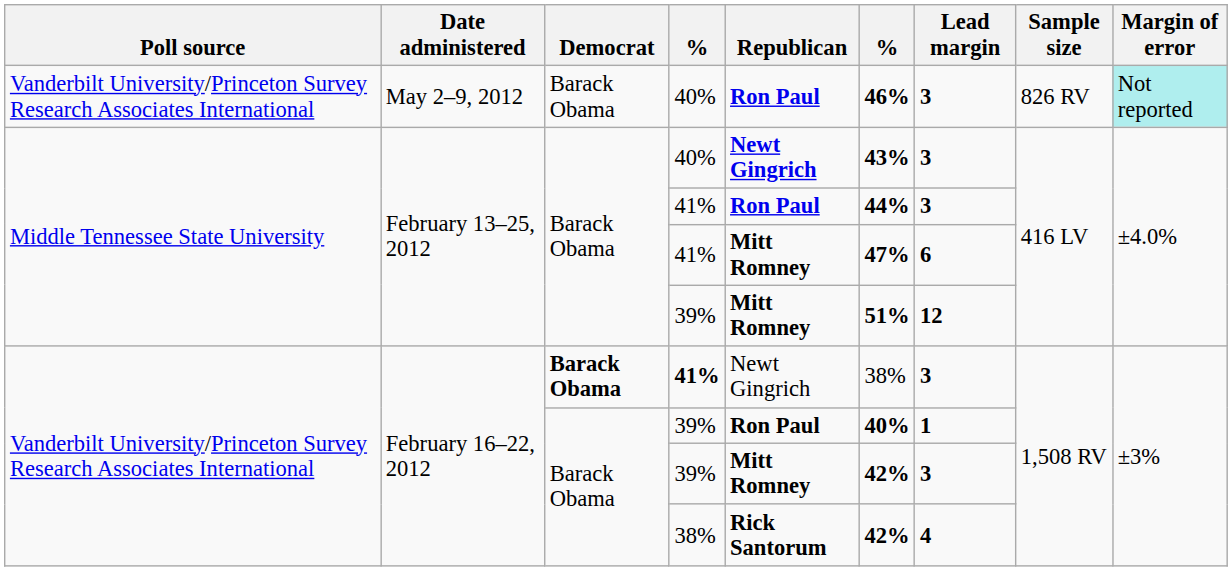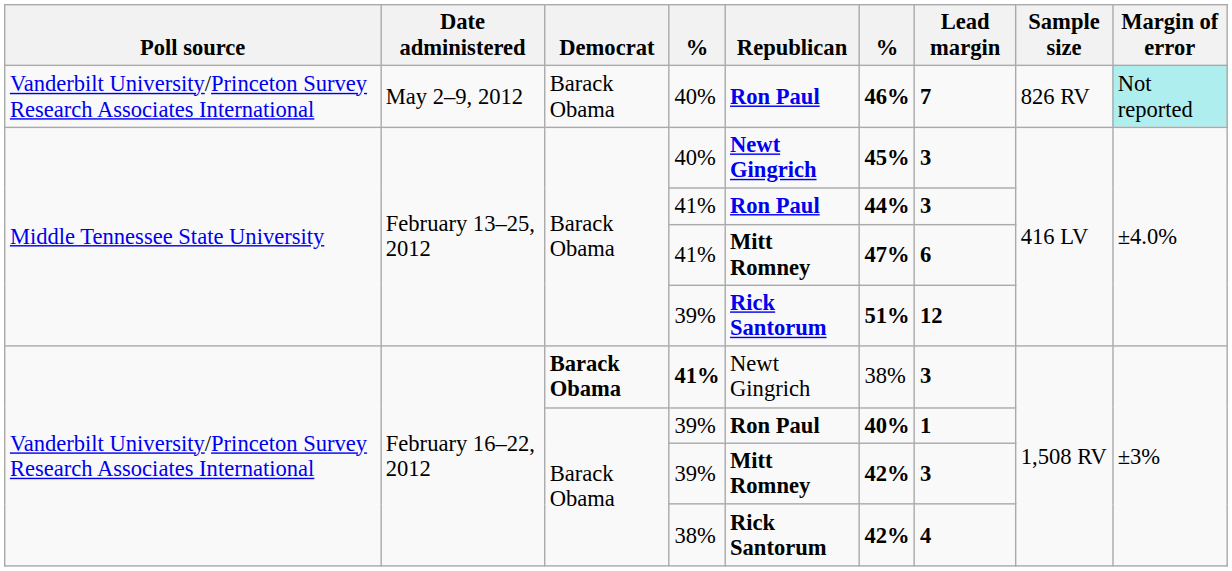(926, 96) 3 -> (926, 96) 7
(887, 157) 43% -> (887, 157) 45%
(770, 315) Mitt Romney -> (778, 315) Rick Santorum
